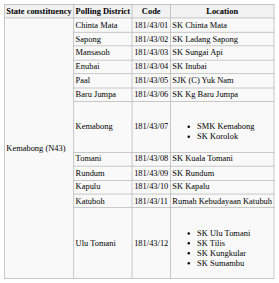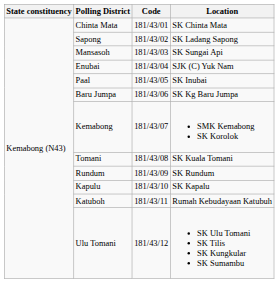(190, 66) SK Inubai -> (203, 66) SJK (C) Yuk Nam
(203, 80) SJK (C) Yuk Nam -> (190, 80) SK Inubai
